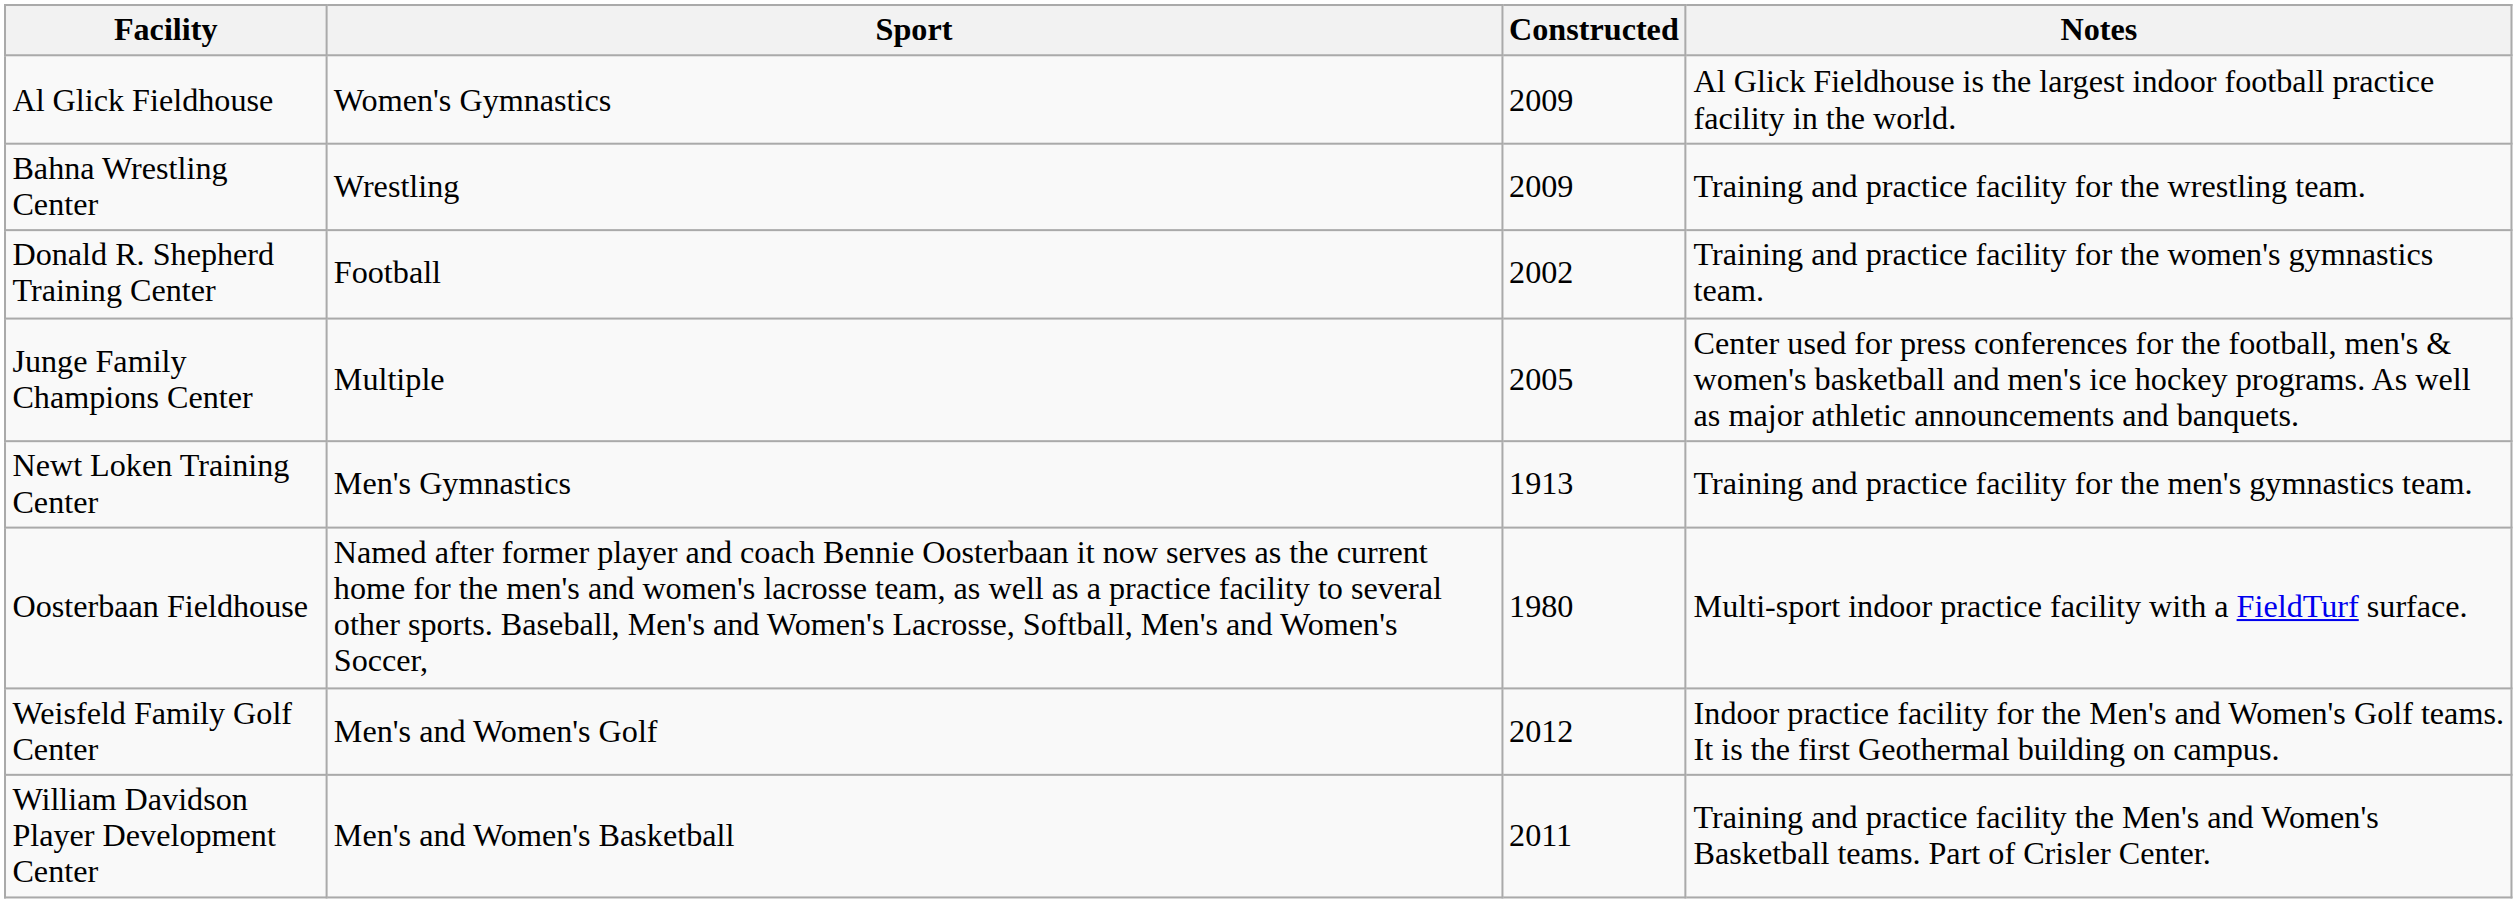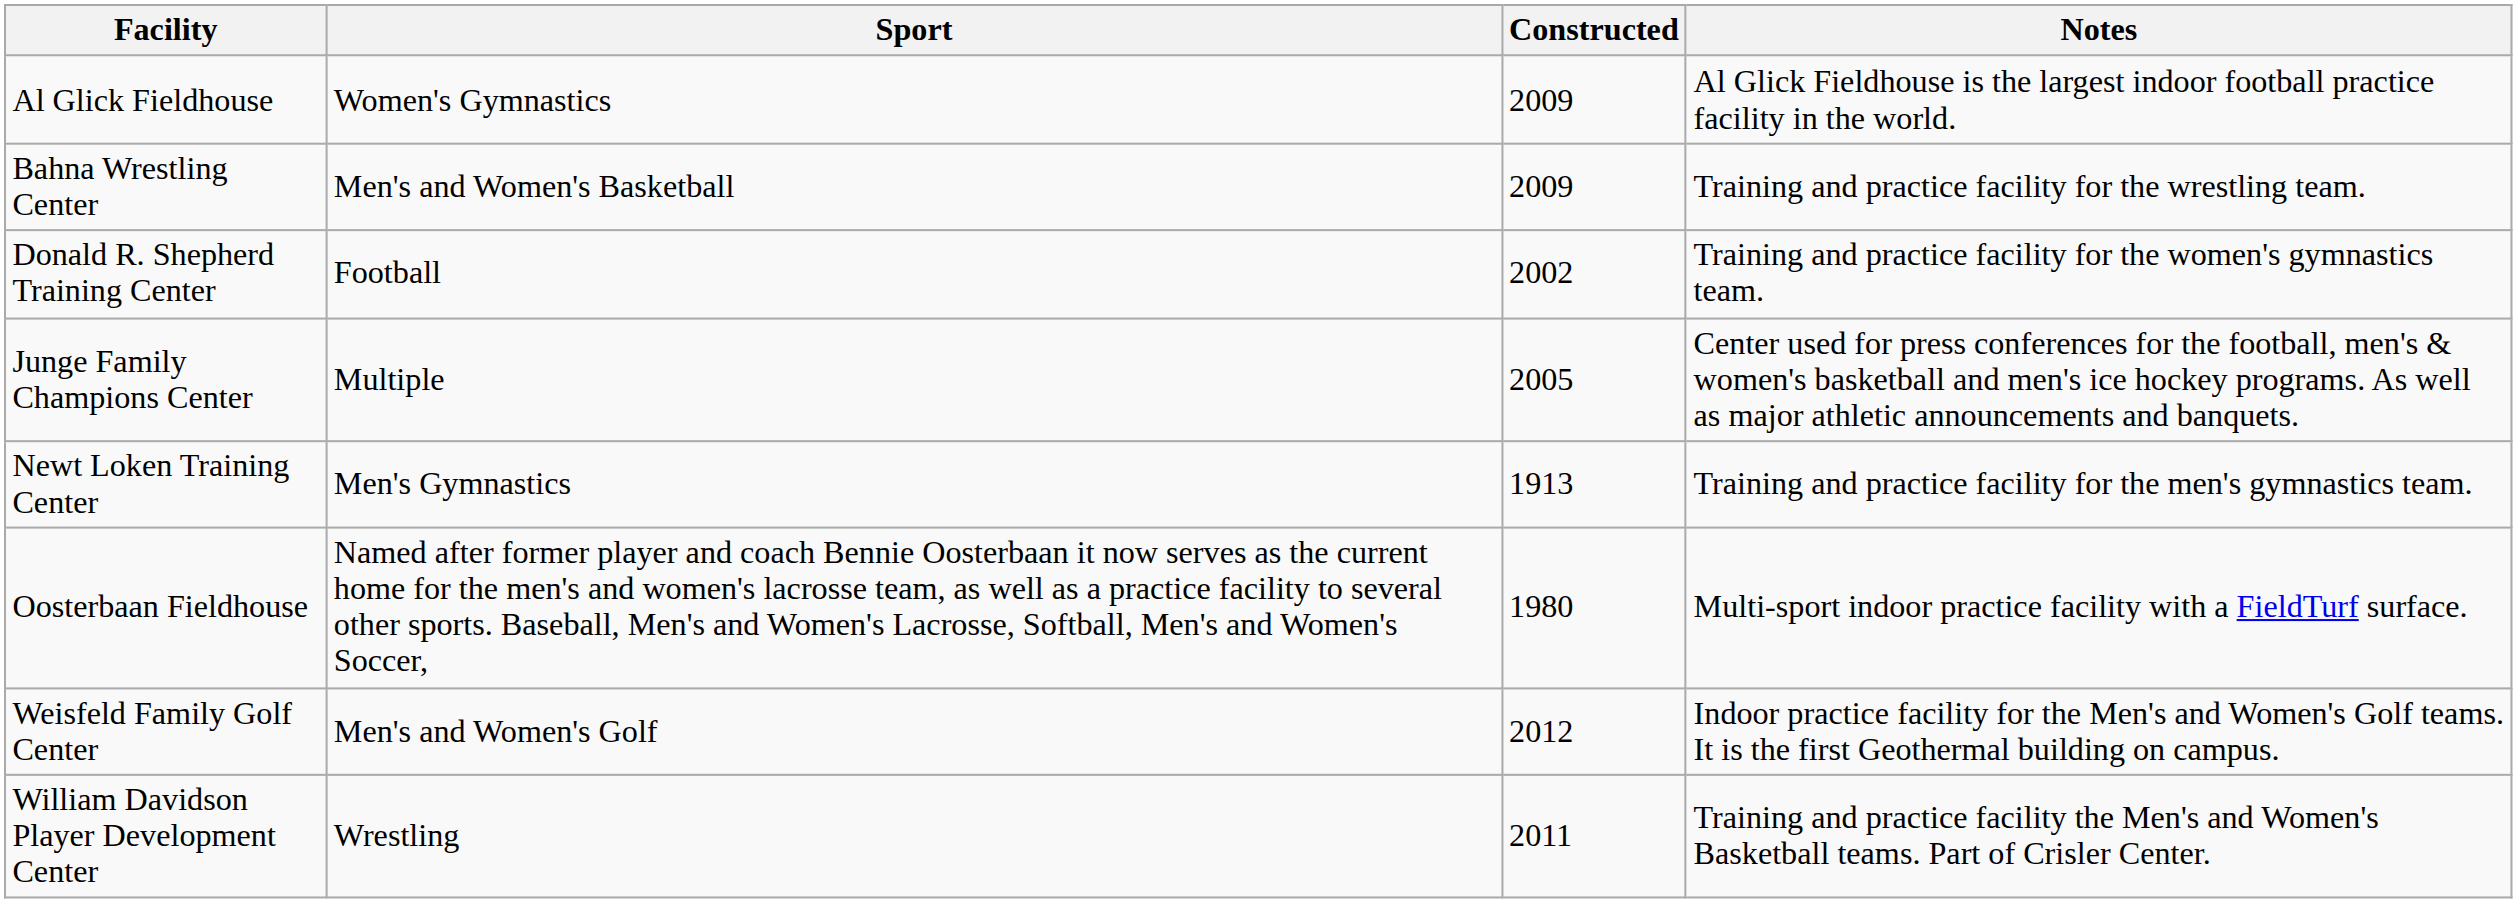(397, 186) Wrestling -> (534, 186) Men's and Women's Basketball
(534, 836) Men's and Women's Basketball -> (397, 836) Wrestling
